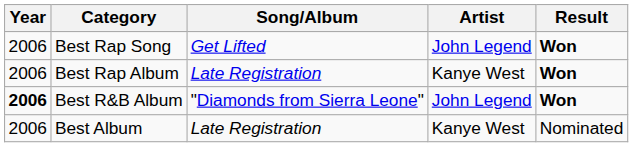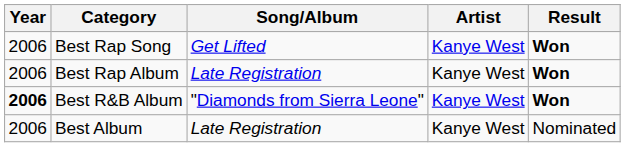(482, 45) John Legend -> (478, 45) Kanye West
(482, 100) John Legend -> (478, 100) Kanye West
